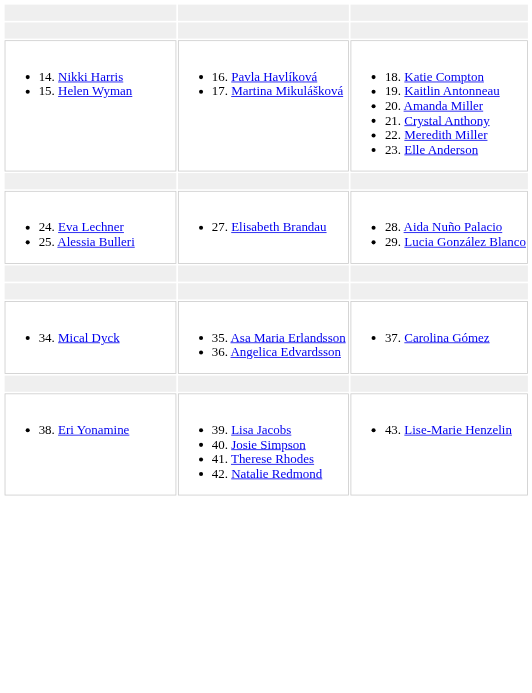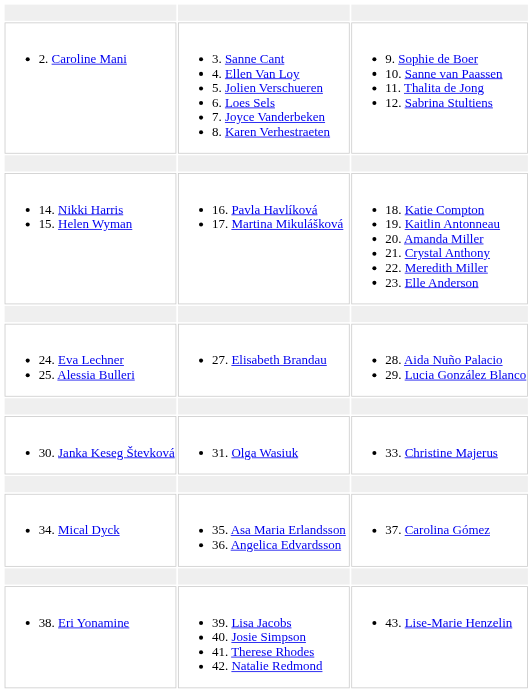+ row: (90, 59)
+ row: (90, 453)
